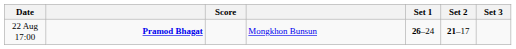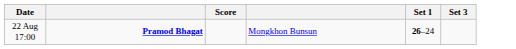- column: (458, 12)
